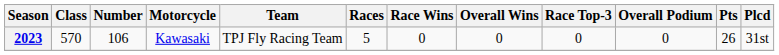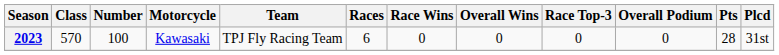(118, 38) 106 -> (118, 38) 100
(367, 38) 5 -> (367, 38) 6
(728, 38) 26 -> (728, 38) 28
